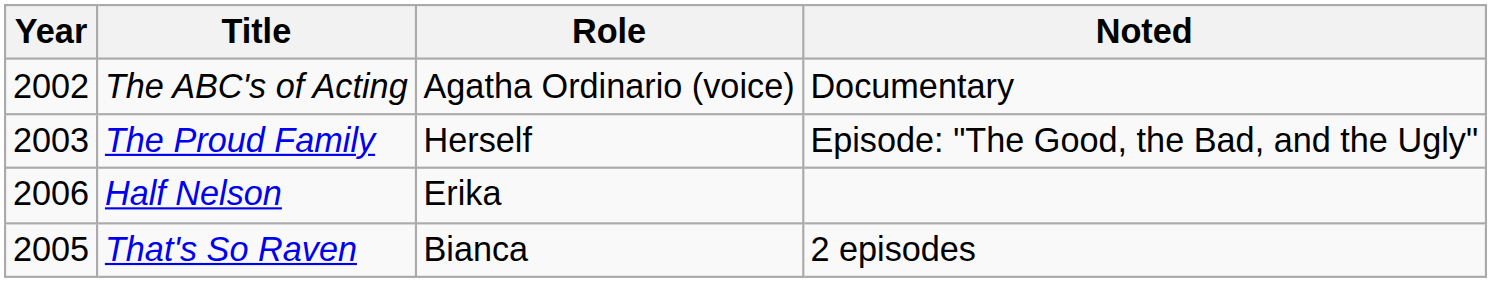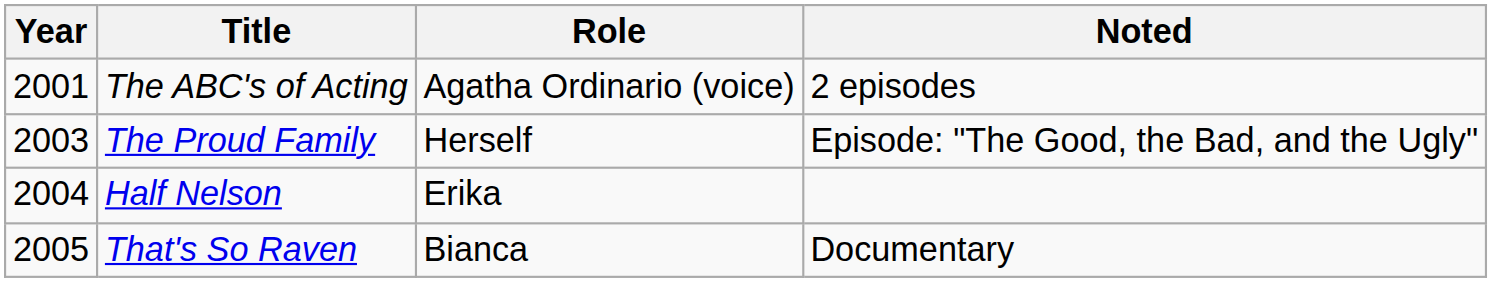(51, 85) 2002 -> (51, 85) 2001
(912, 85) Documentary -> (893, 85) 2 episodes
(51, 194) 2006 -> (51, 194) 2004
(893, 248) 2 episodes -> (912, 248) Documentary
